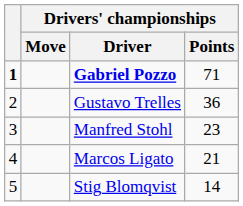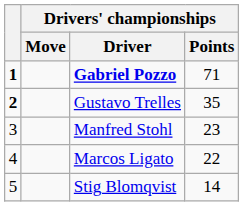(13, 102) normal -> (13, 102) bold
(212, 102) 36 -> (212, 102) 35
(212, 158) 21 -> (212, 158) 22
